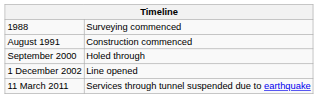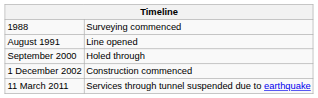(139, 42) Construction commenced -> (112, 42) Line opened
(112, 71) Line opened -> (139, 71) Construction commenced
